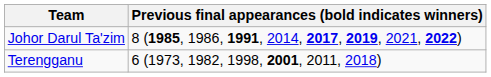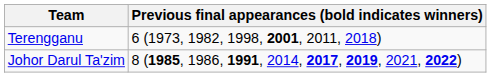rows swapped: (66, 38) <-> (45, 60)
